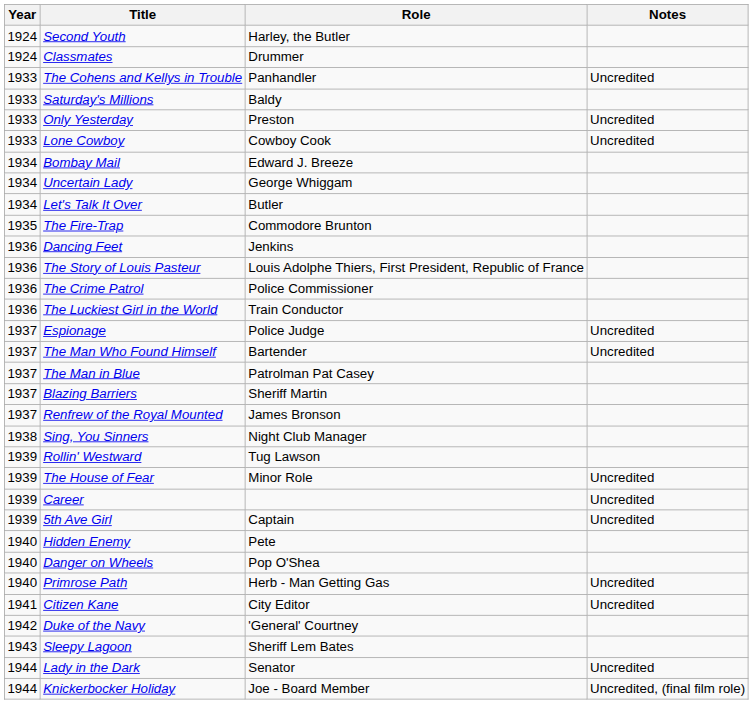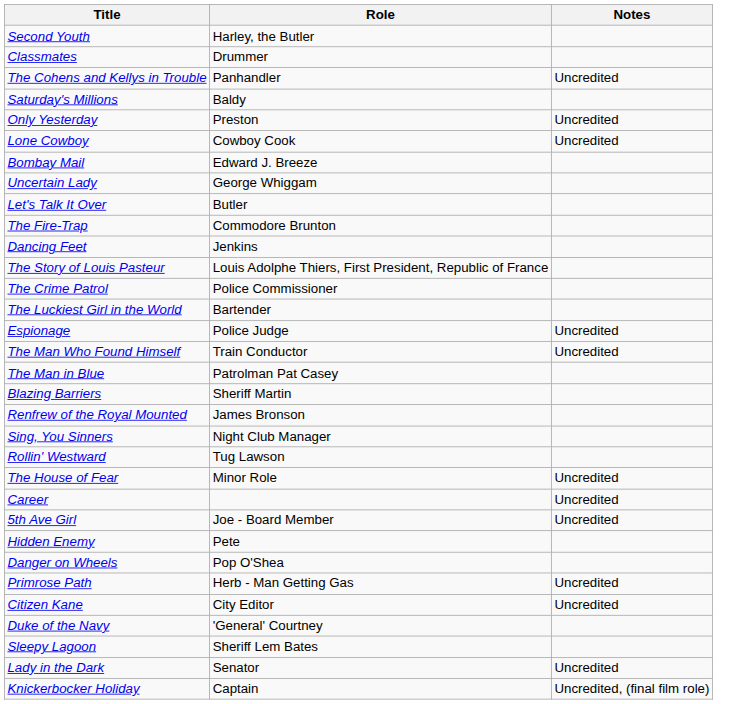- column: (22, 15)
(296, 309) Train Conductor -> (242, 309) Bartender
(277, 352) Bartender -> (260, 352) Train Conductor
(271, 520) Captain -> (273, 520) Joe - Board Member
(309, 688) Joe - Board Member -> (236, 688) Captain
